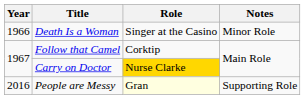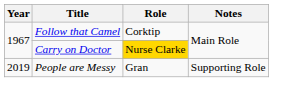- row: (77, 31)
(18, 85) 2016 -> (18, 67) 2019
(137, 85) lightyellow background -> (137, 67) no background
